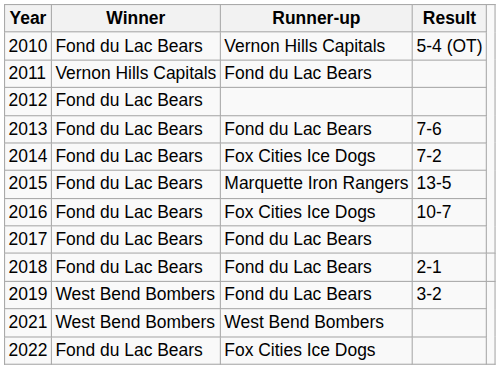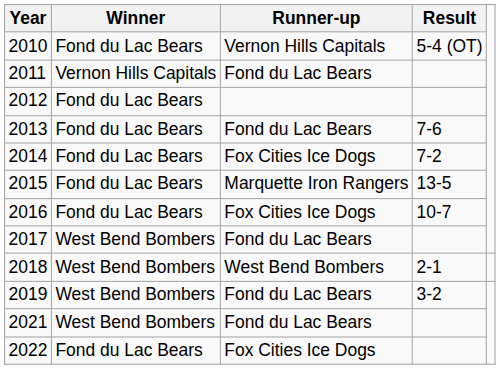(129, 239) Fond du Lac Bears -> (135, 239) West Bend Bombers
(129, 267) Fond du Lac Bears -> (135, 267) West Bend Bombers
(298, 267) Fond du Lac Bears -> (304, 267) West Bend Bombers
(304, 322) West Bend Bombers -> (298, 322) Fond du Lac Bears
